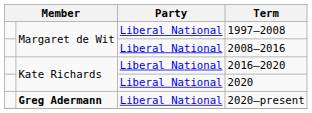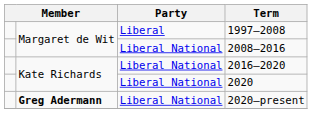(171, 30) Liberal National -> (142, 30) Liberal
